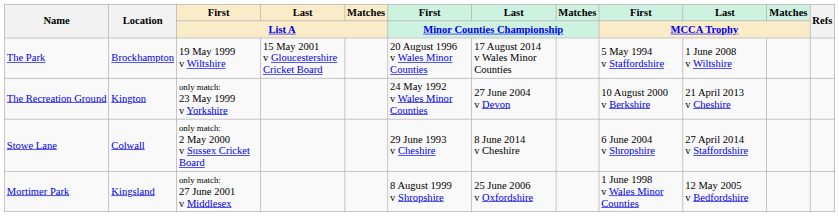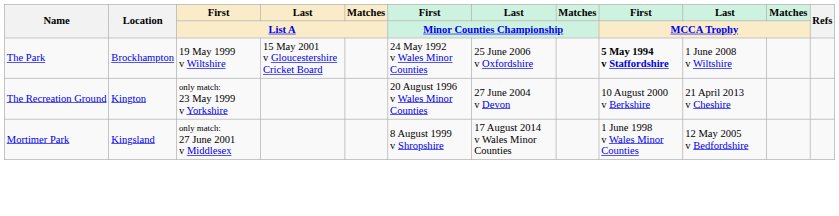(424, 58) 20 August 1996 v Wales Minor Counties -> (421, 58) 24 May 1992 v Wales Minor Counties
(508, 58) 17 August 2014 v Wales Minor Counties -> (504, 58) 25 June 2006 v Oxfordshire
(633, 58) normal -> (635, 58) bold
(421, 98) 24 May 1992 v Wales Minor Counties -> (424, 98) 20 August 1996 v Wales Minor Counties
- row: (32, 145)
(504, 191) 25 June 2006 v Oxfordshire -> (508, 139) 17 August 2014 v Wales Minor Counties
